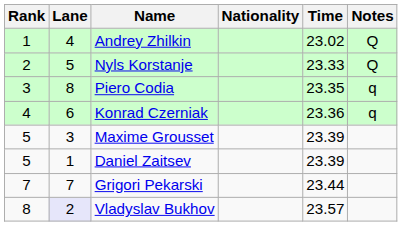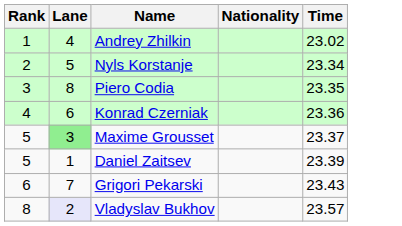- column: (373, 16)
(325, 64) 23.33 -> (325, 64) 23.34
(70, 137) no background -> (70, 137) lightgreen background
(325, 137) 23.39 -> (325, 137) 23.37
(27, 185) 7 -> (27, 185) 6
(325, 185) 23.44 -> (325, 185) 23.43
